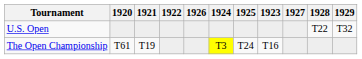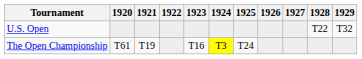columns swapped: (270, 12) <-> (196, 12)
